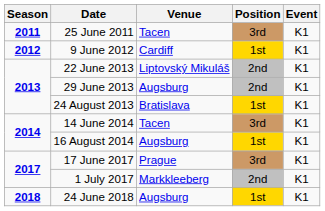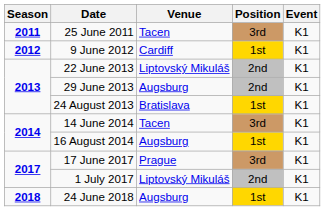(174, 178) Markkleeberg -> (184, 178) Liptovský Mikuláš
